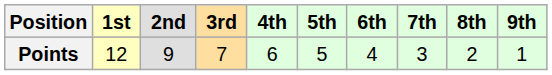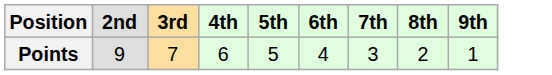- column: (116, 21)
